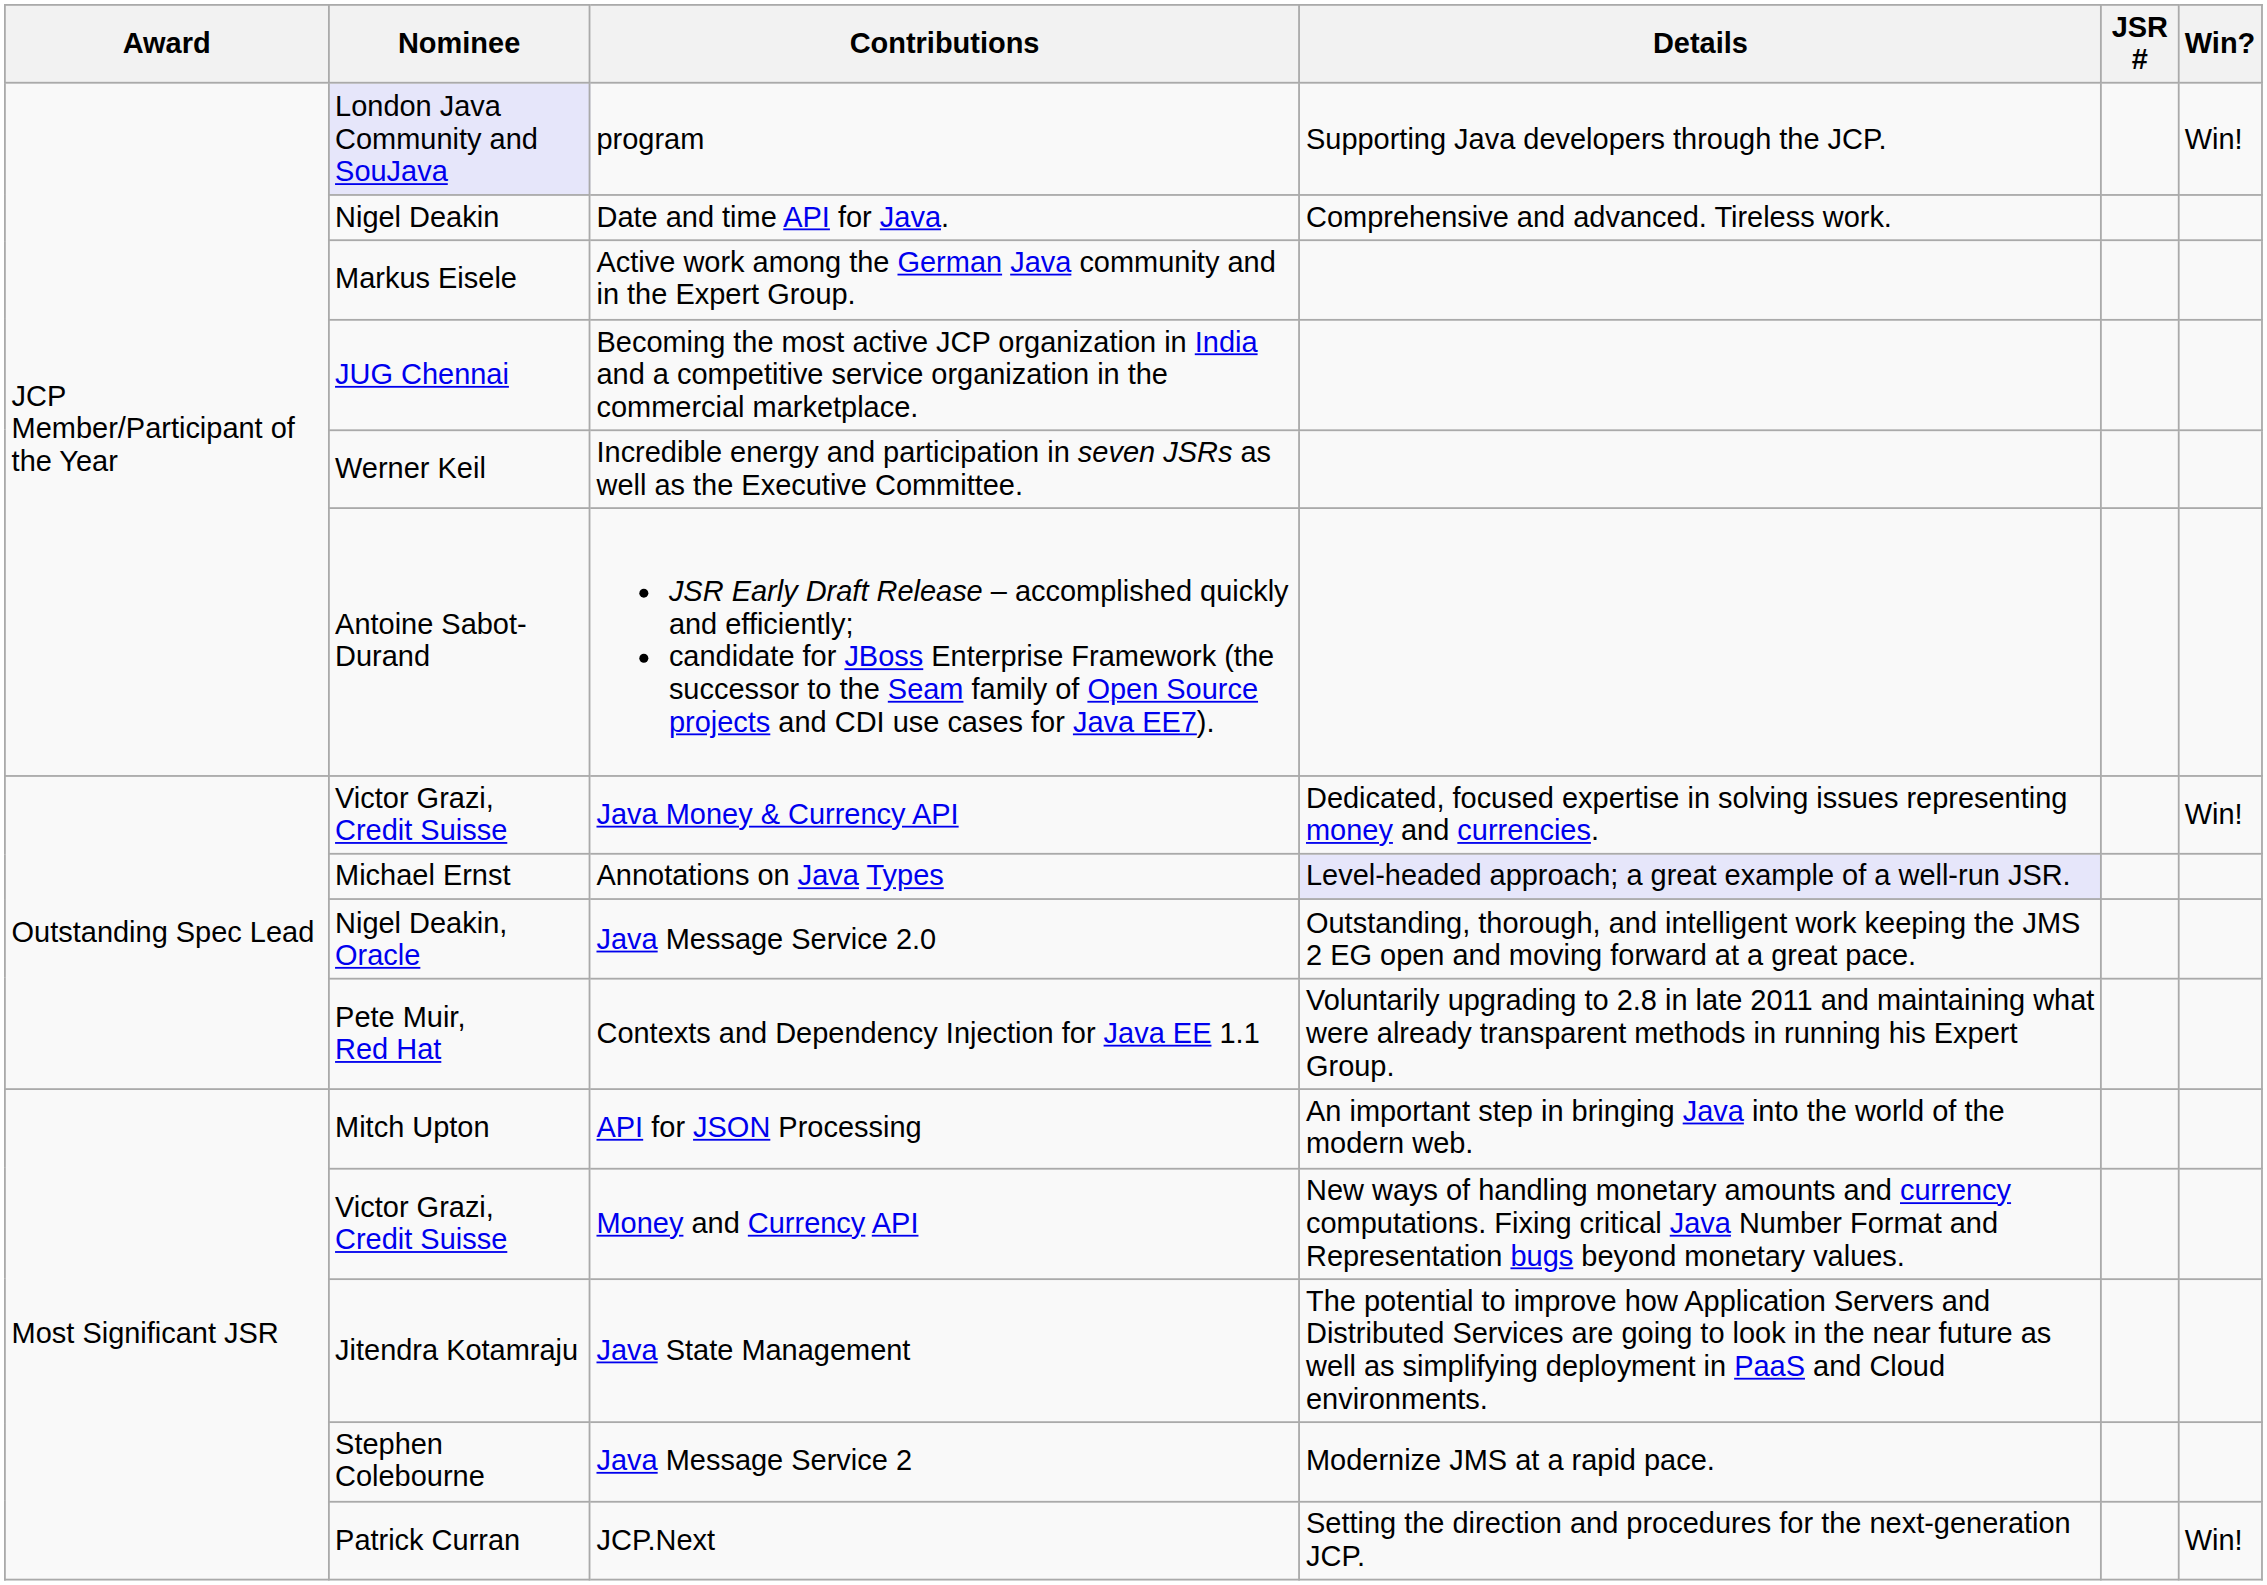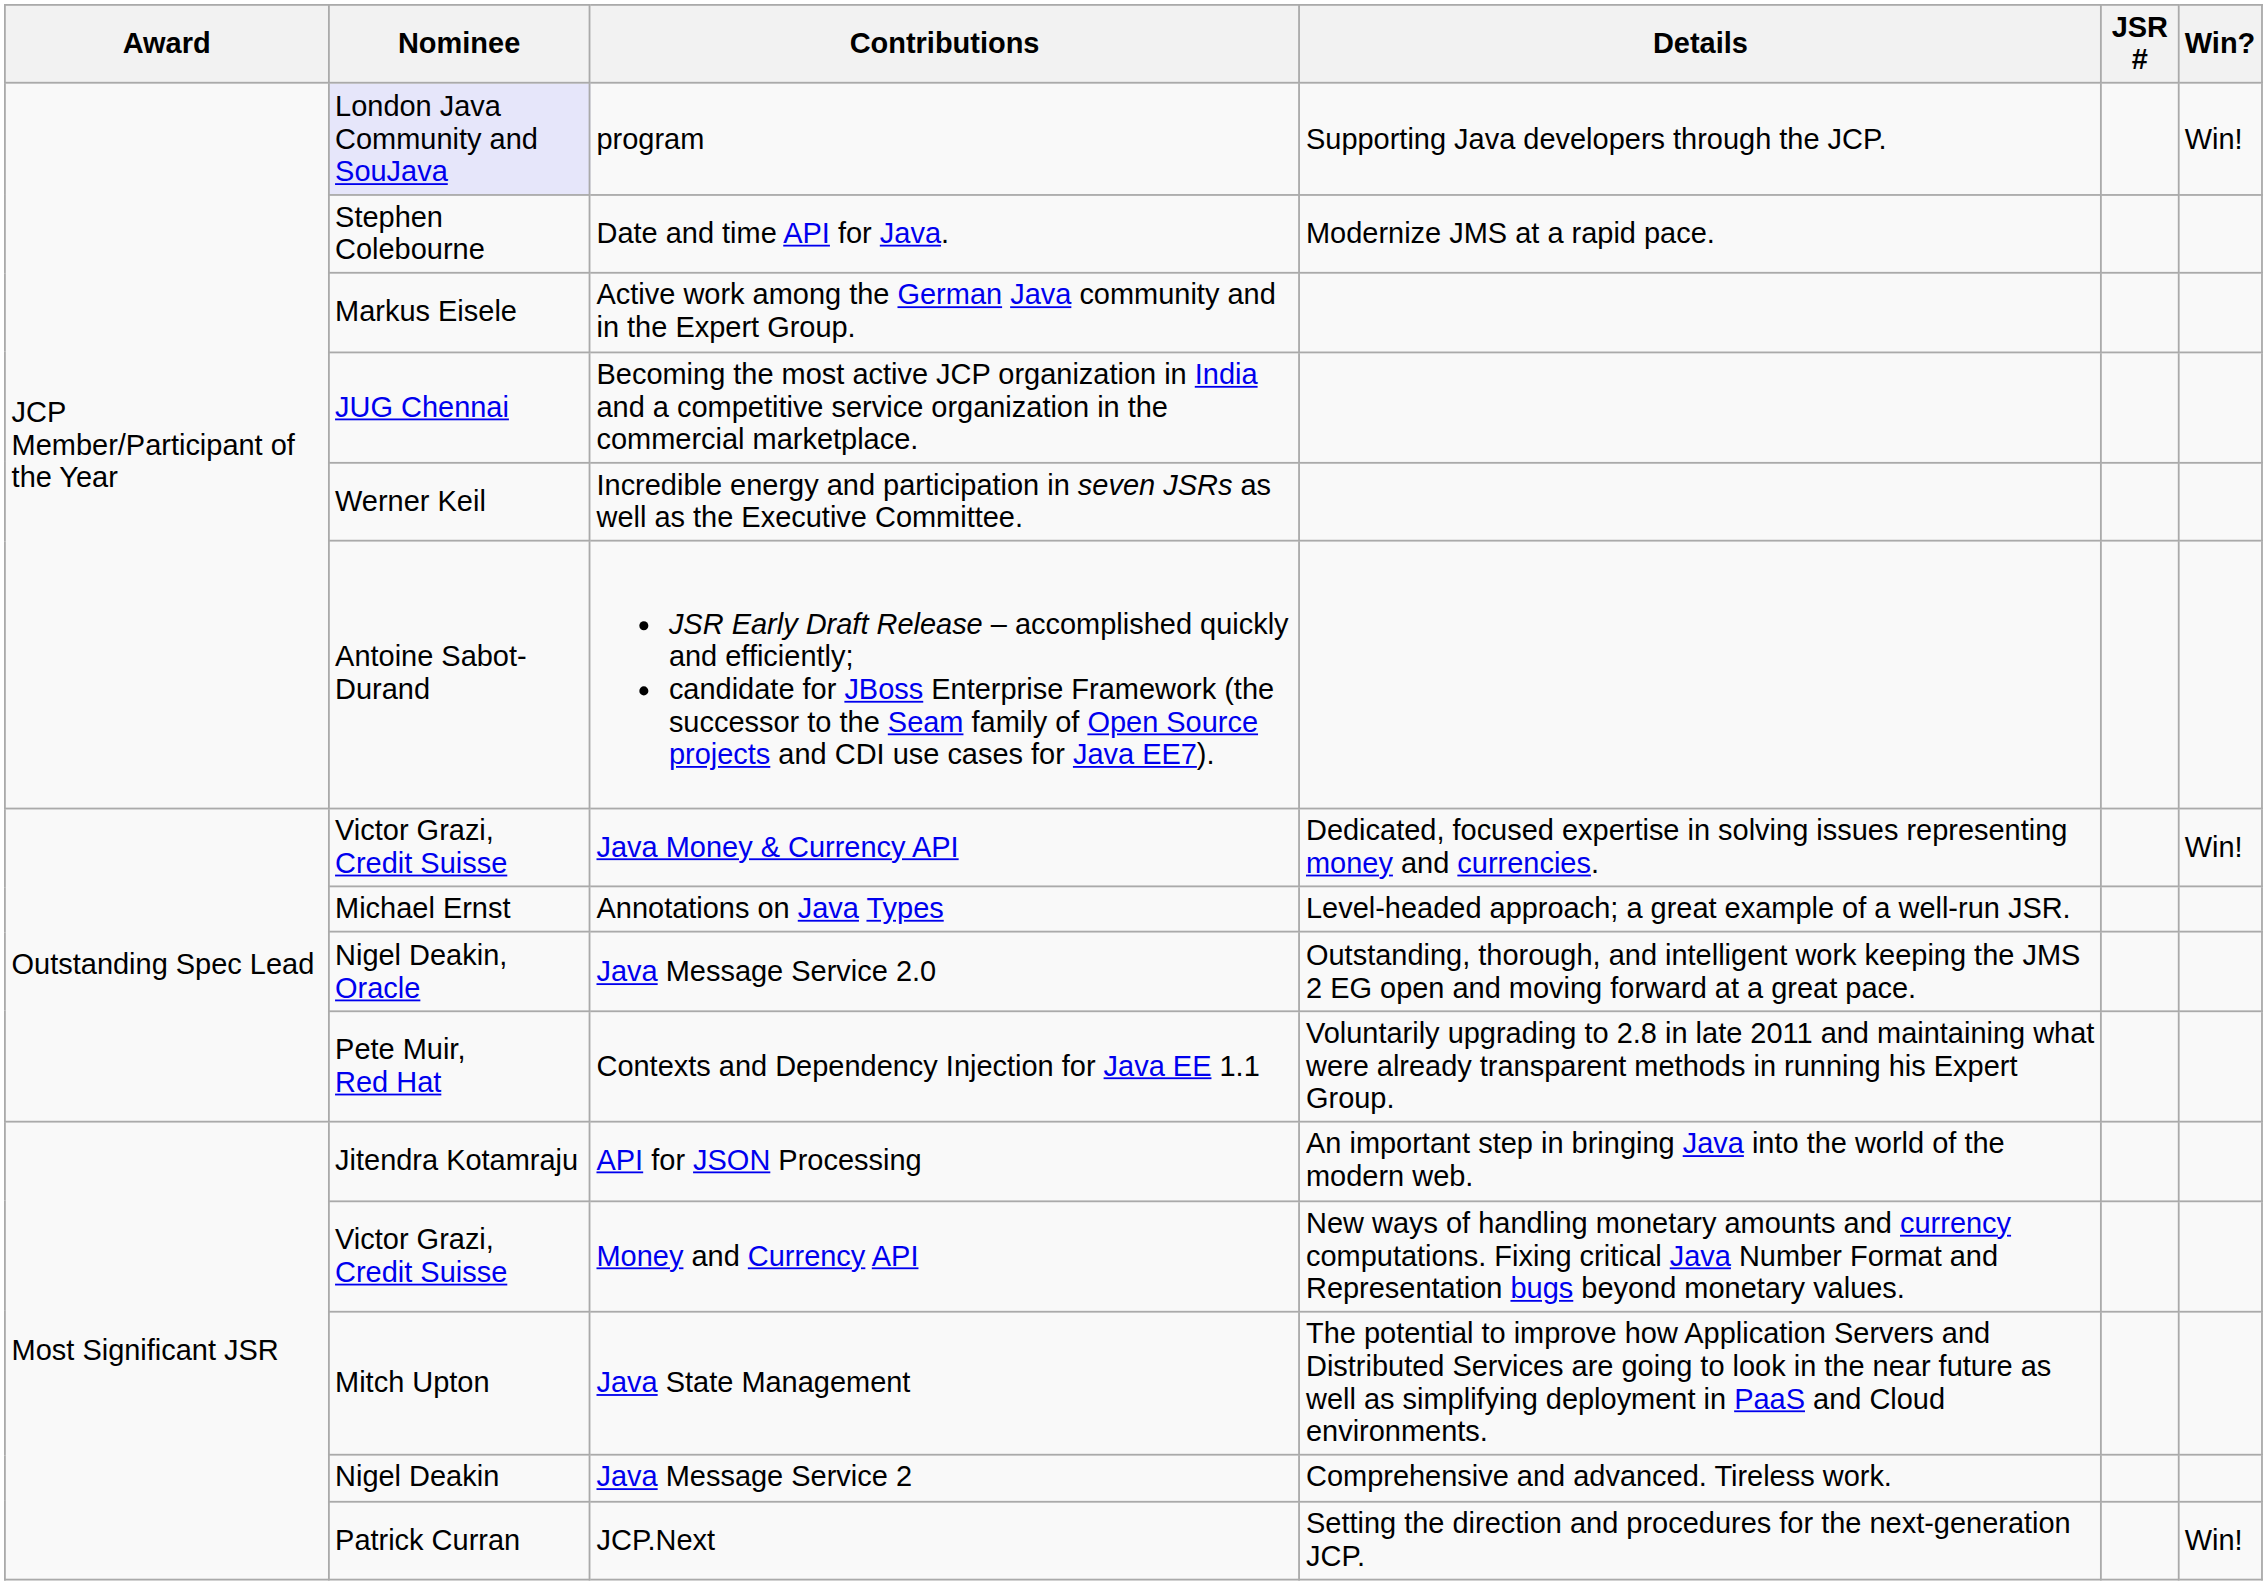(417, 217) Nigel Deakin -> (410, 233) Stephen Colebourne
(1599, 217) Comprehensive and advanced. Tireless work. -> (1510, 233) Modernize JMS at a rapid pace.
(1688, 876) lavender background -> (1688, 908) no background
(412, 1128) Mitch Upton -> (457, 1160) Jitendra Kotamraju
(457, 1350) Jitendra Kotamraju -> (412, 1382) Mitch Upton
(410, 1461) Stephen Colebourne -> (417, 1477) Nigel Deakin
(1510, 1461) Modernize JMS at a rapid pace. -> (1599, 1477) Comprehensive and advanced. Tireless work.
